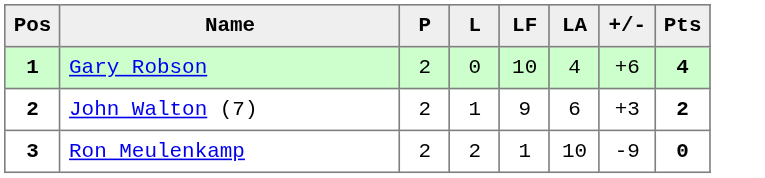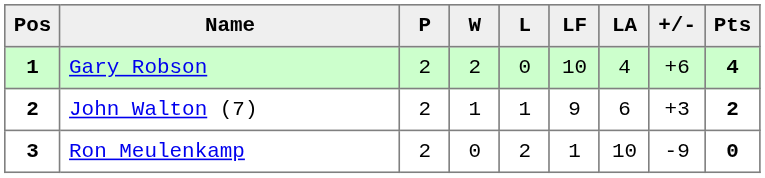+ column: (475, 26)
